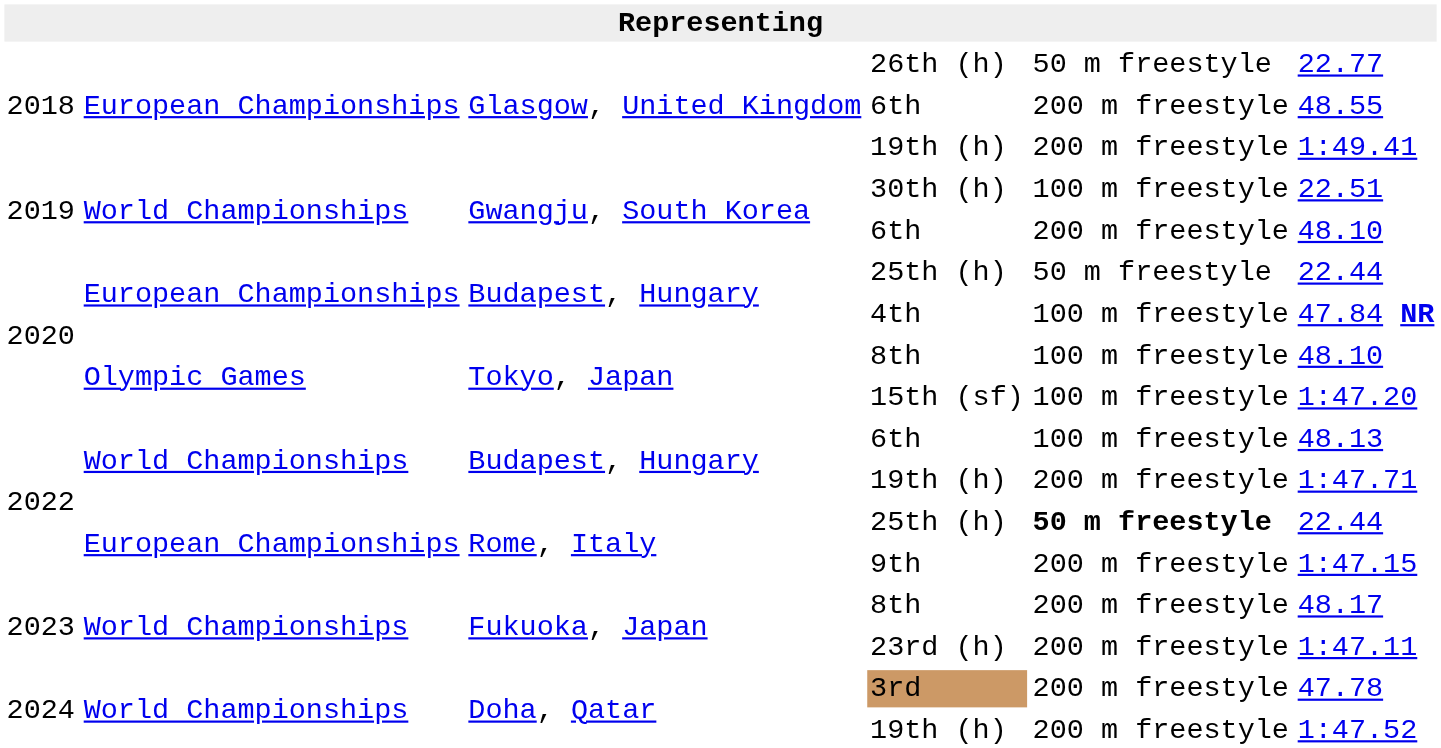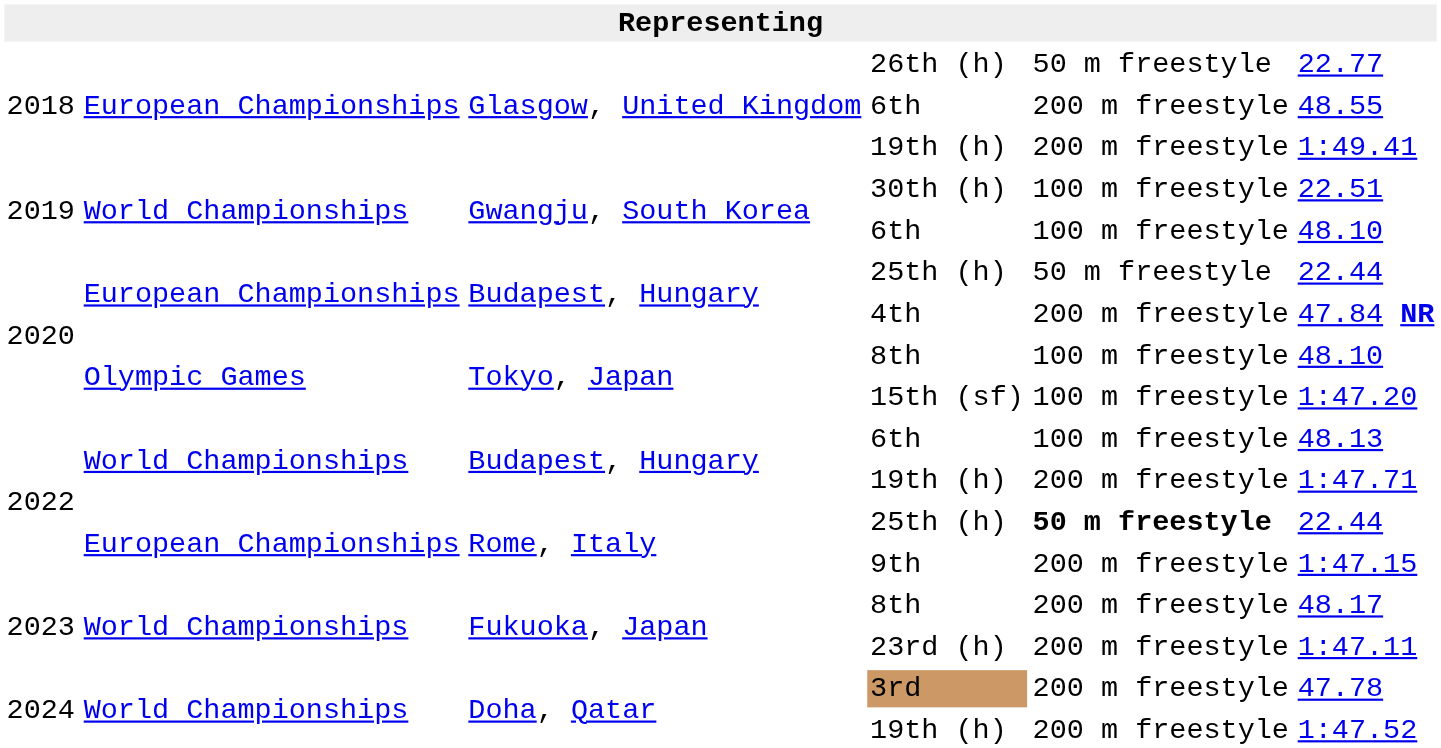(1161, 231) 200 m freestyle -> (1161, 231) 100 m freestyle
(1161, 314) 100 m freestyle -> (1161, 314) 200 m freestyle
